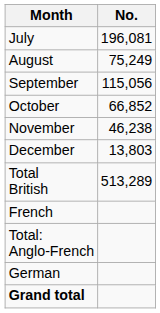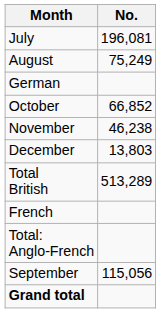rows swapped: (44, 83) <-> (34, 273)
